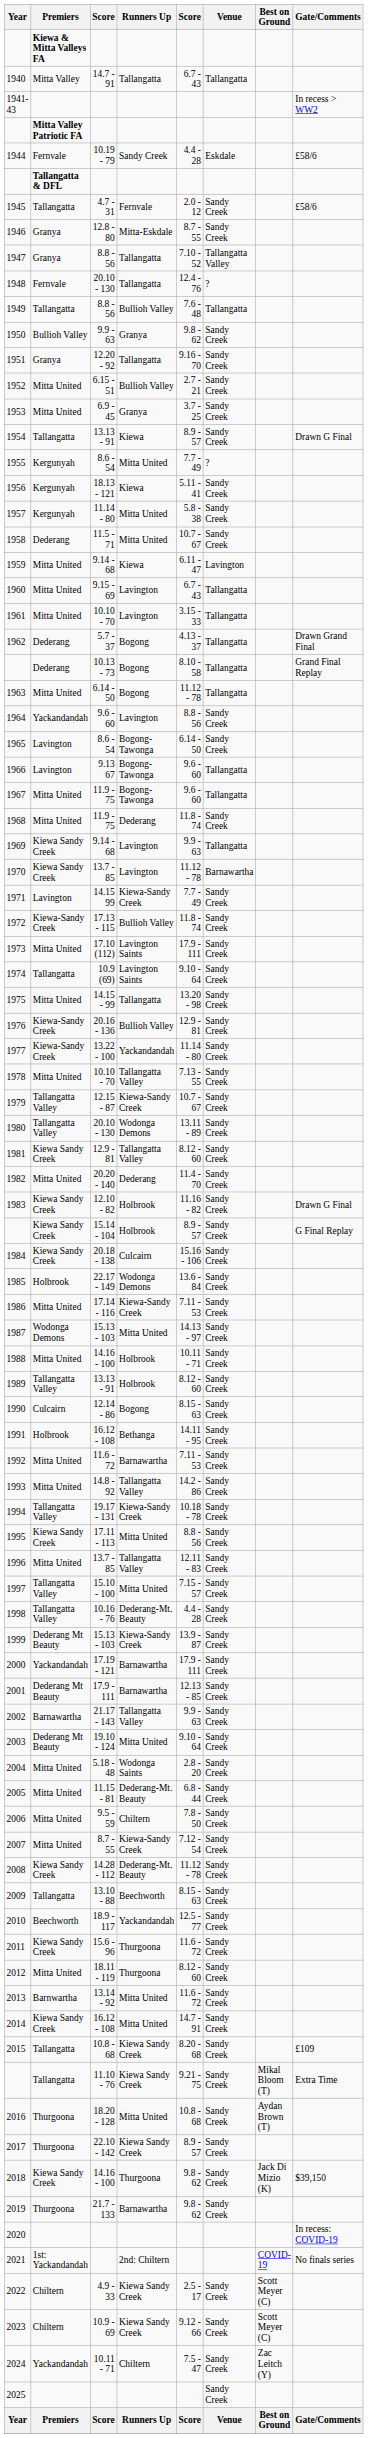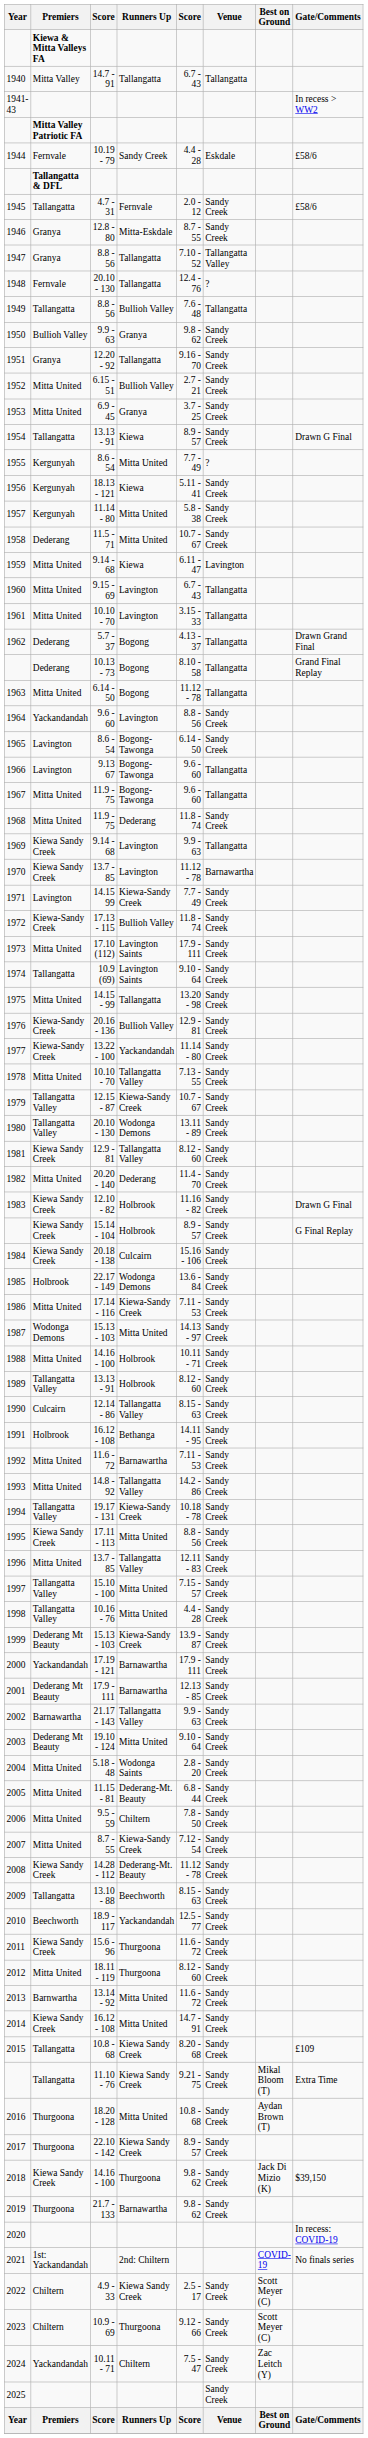(134, 1409) Bogong -> (140, 1409) Tallangatta Valley
(146, 1614) Dederang-Mt. Beauty -> (143, 1614) Mitta United
(144, 2327) Kiewa Sandy Creek -> (140, 2327) Thurgoona
